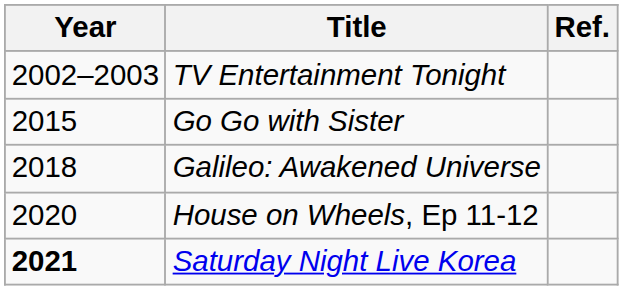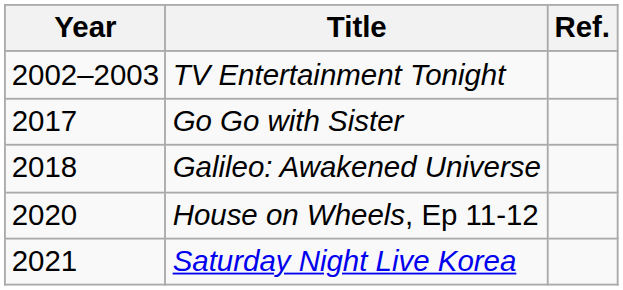(44, 121) 2015 -> (44, 121) 2017
(44, 261) bold -> (44, 261) normal
